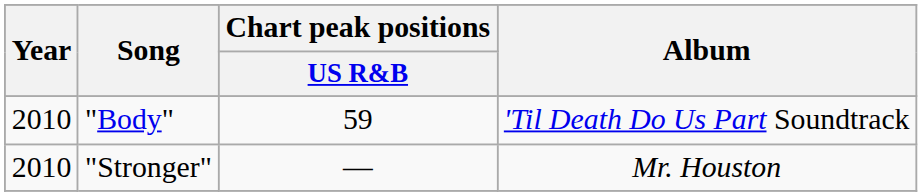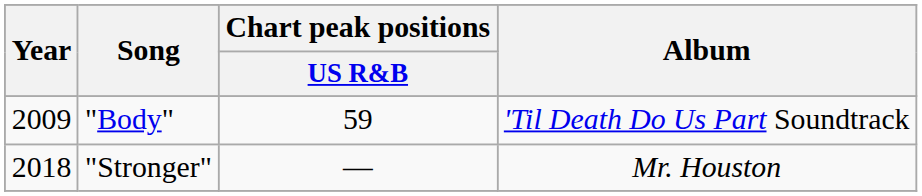(42, 119) 2010 -> (42, 119) 2009
(42, 166) 2010 -> (42, 166) 2018
